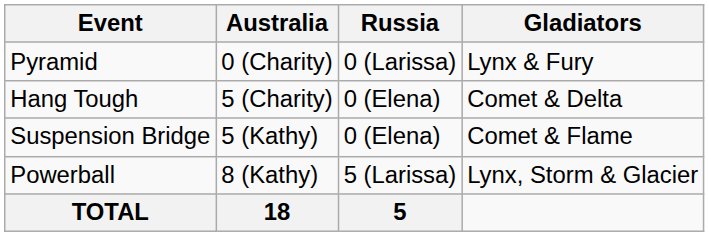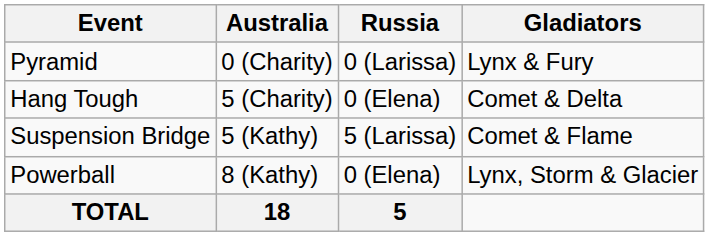(392, 136) 0 (Elena) -> (400, 136) 5 (Larissa)
(400, 174) 5 (Larissa) -> (392, 174) 0 (Elena)
